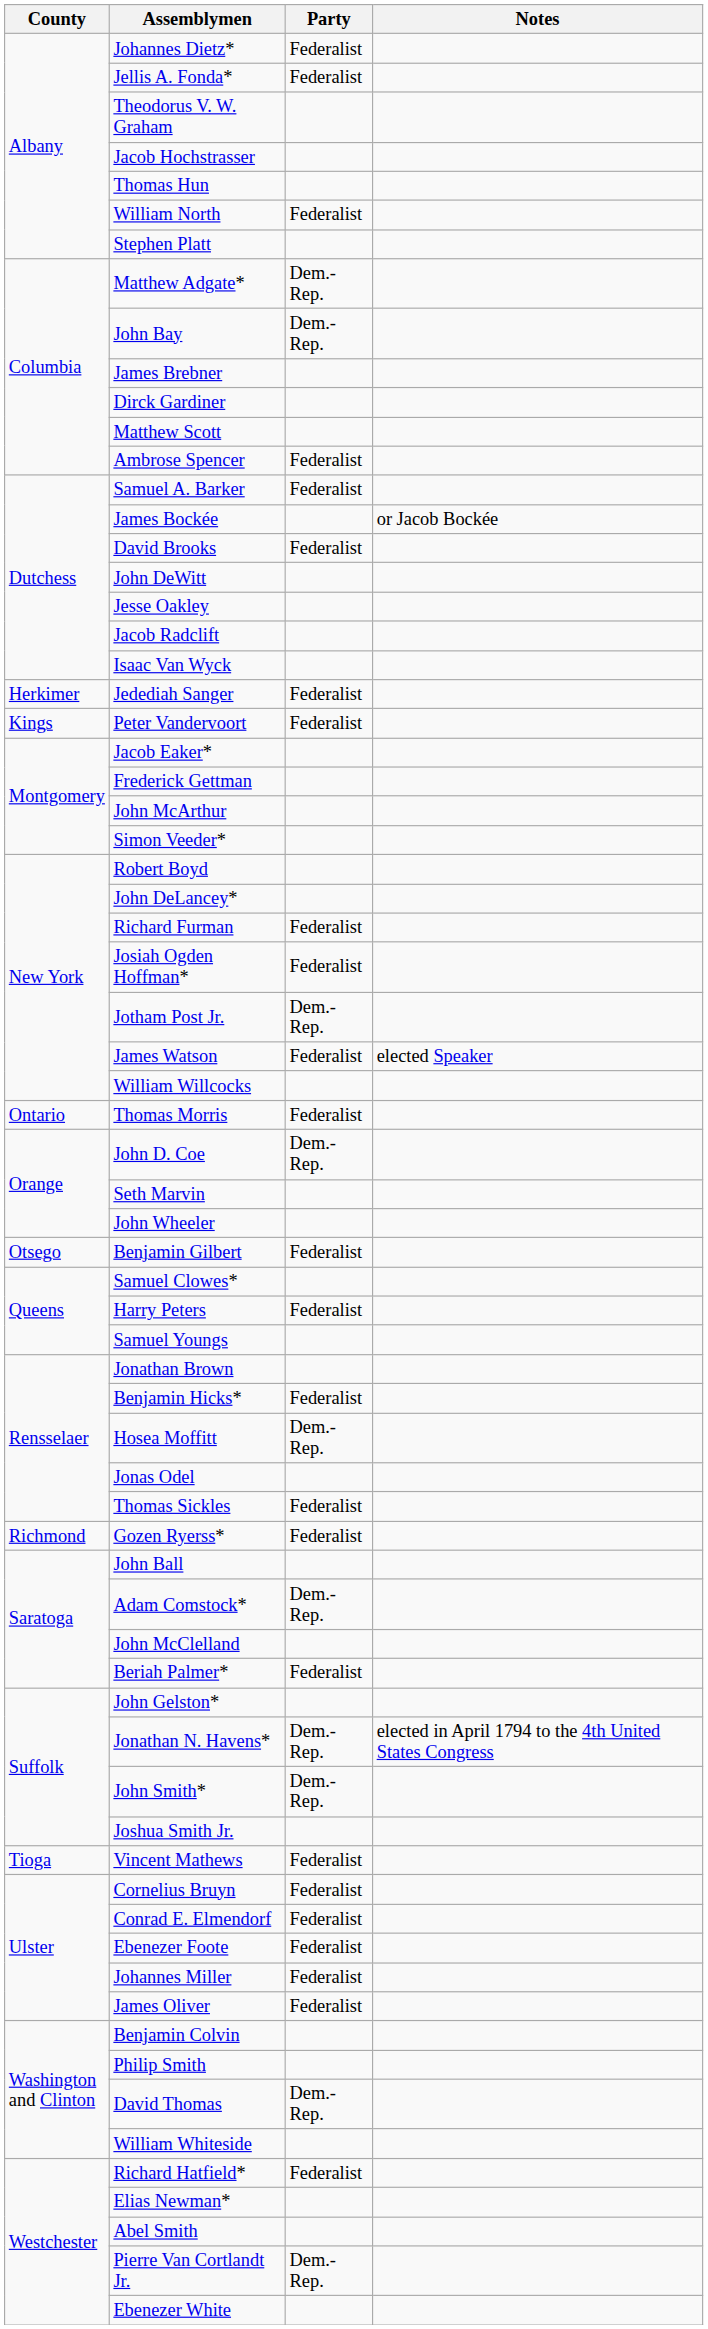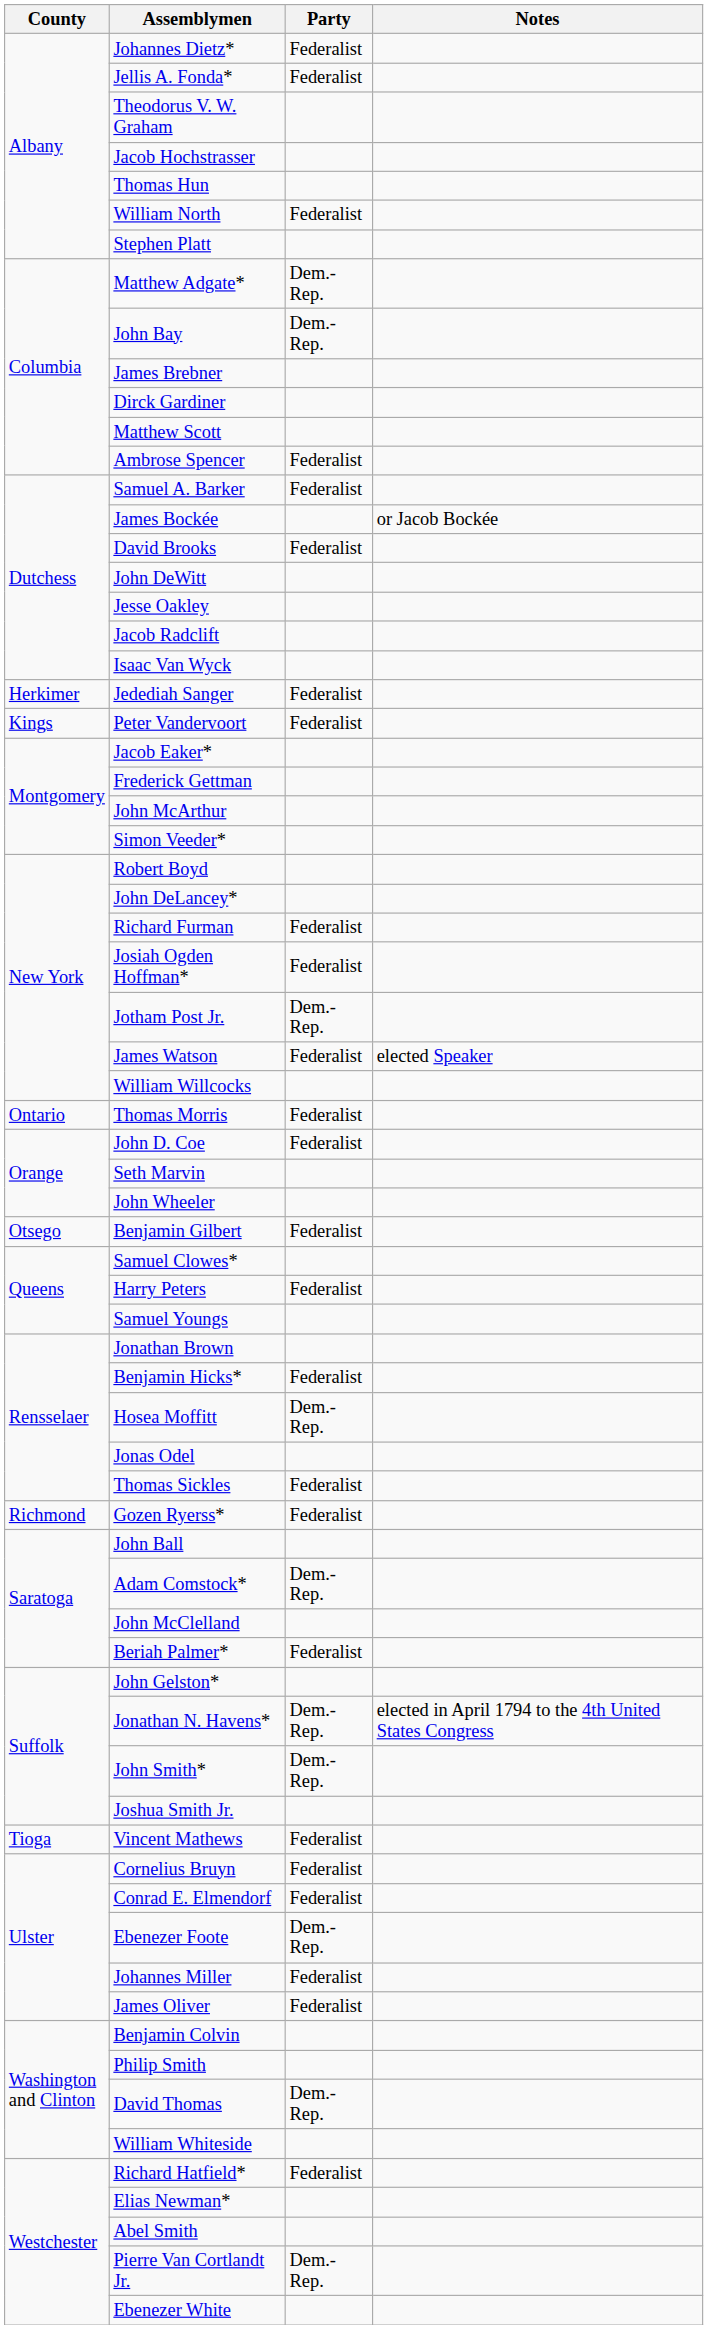(313, 1154) Dem.-Rep. -> (326, 1143) Federalist
(326, 1947) Federalist -> (313, 1937) Dem.-Rep.
